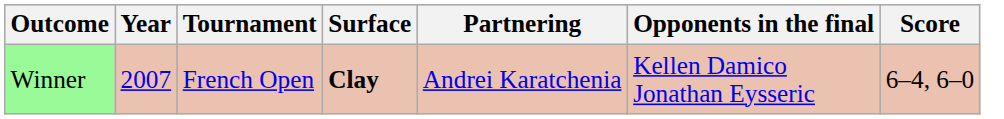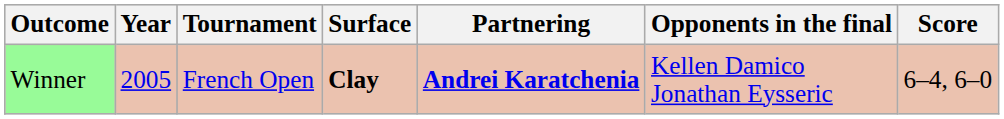(146, 78) 2007 -> (146, 78) 2005
(522, 78) normal -> (531, 78) bold
